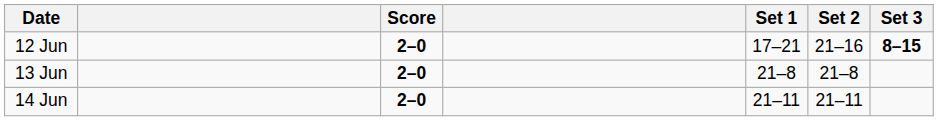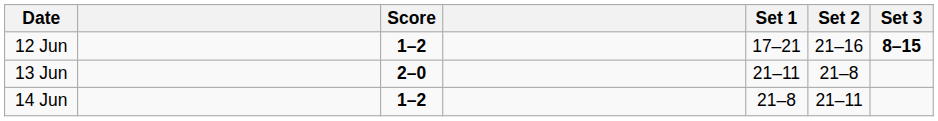(412, 45) 2–0 -> (412, 45) 1–2
(776, 73) 21–8 -> (776, 73) 21–11
(412, 101) 2–0 -> (412, 101) 1–2
(776, 101) 21–11 -> (776, 101) 21–8
